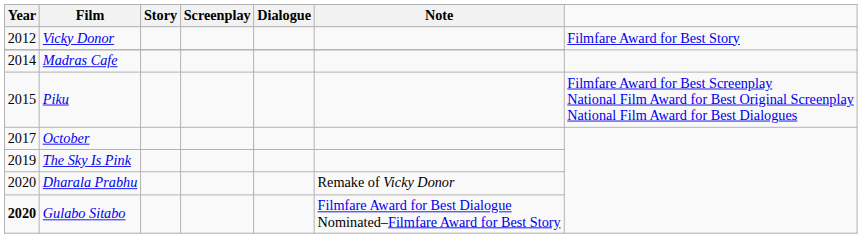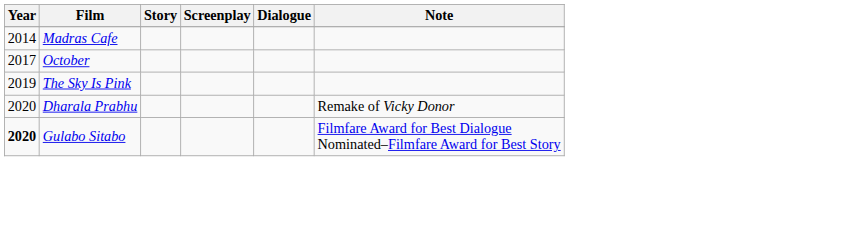- row: (78, 38)
- row: (56, 99)
